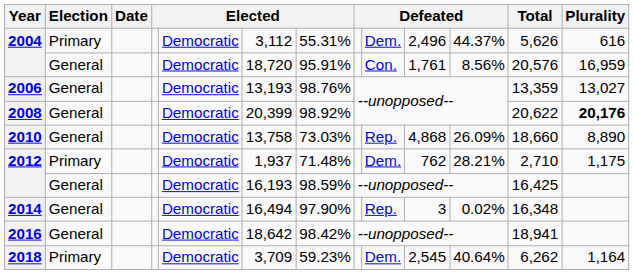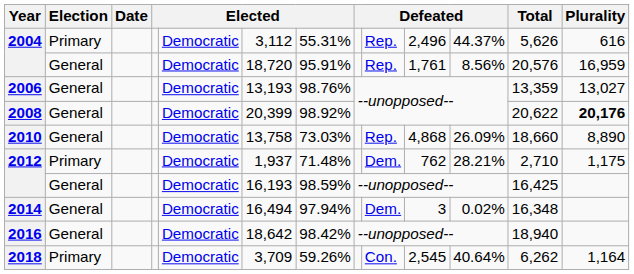(383, 40) Dem. -> (381, 40) Rep.
(381, 64) Con. -> (381, 64) Rep.
(325, 209) 97.90% -> (325, 209) 97.94%
(381, 209) Rep. -> (383, 209) Dem.
(535, 233) 18,941 -> (535, 233) 18,940
(325, 257) 59.23% -> (325, 257) 59.26%
(383, 257) Dem. -> (381, 257) Con.
